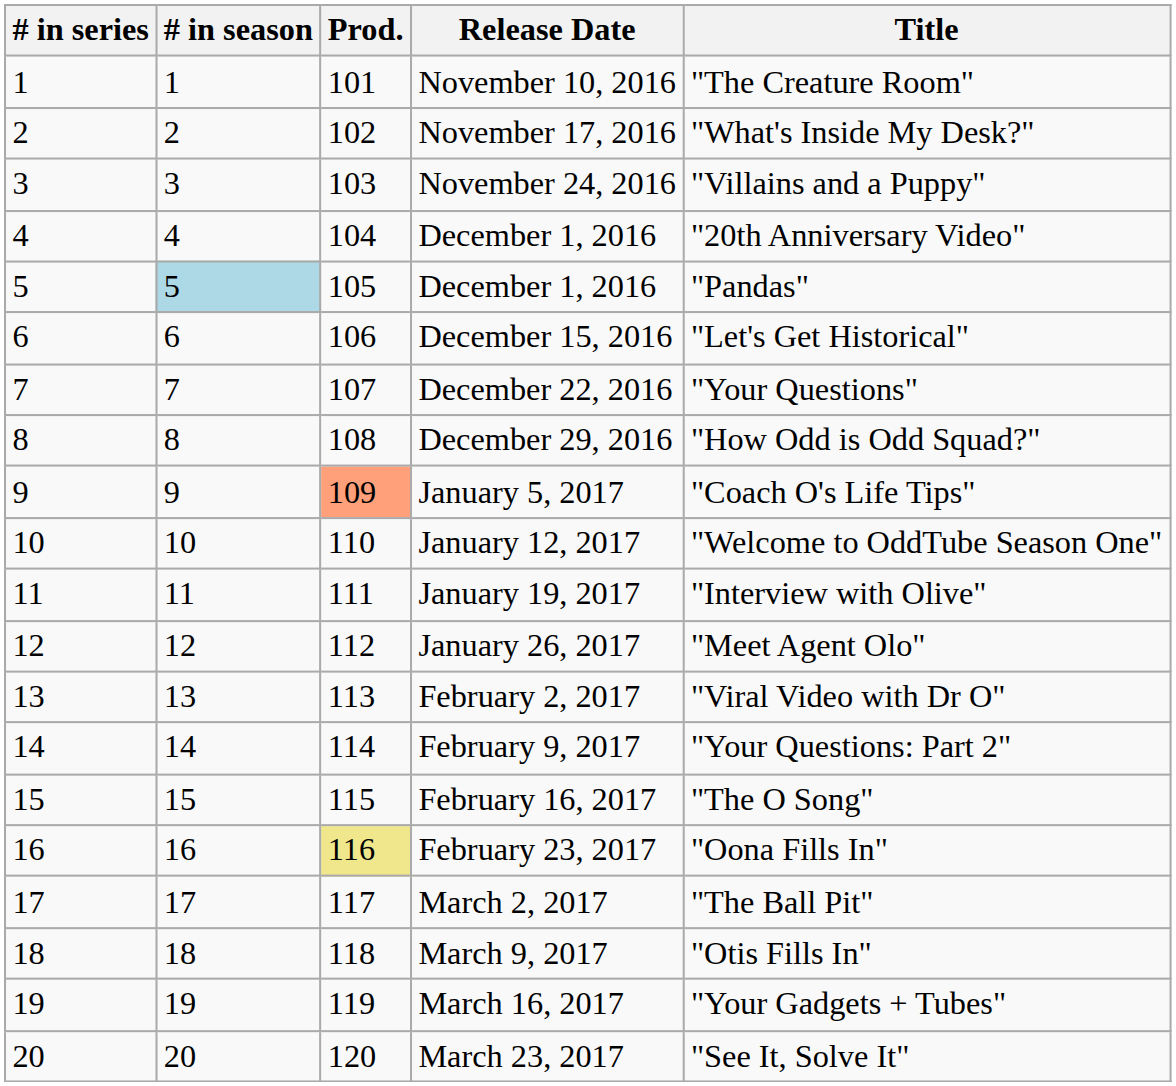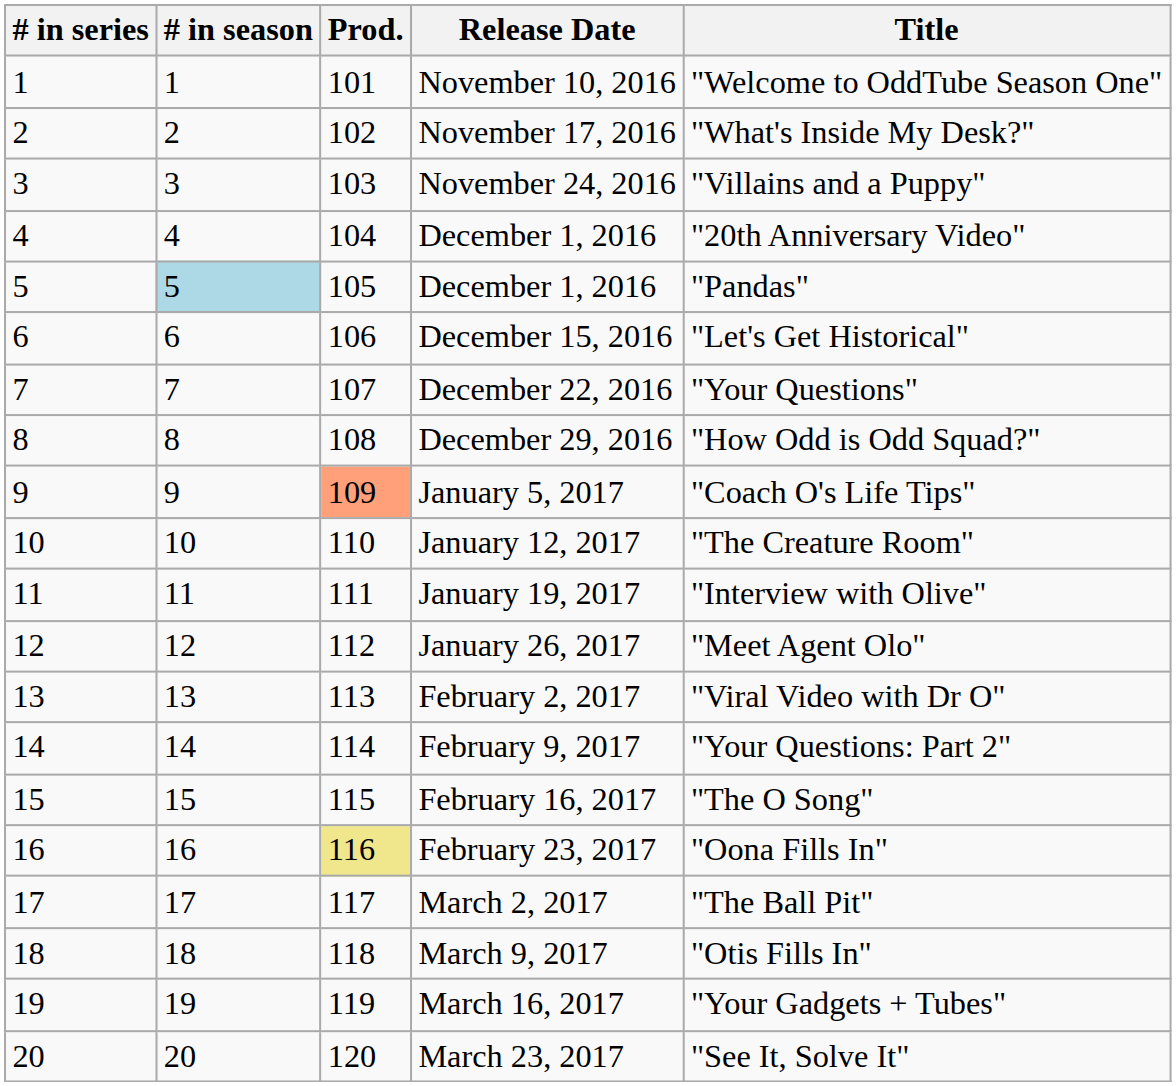(832, 81) "The Creature Room" -> (927, 81) "Welcome to OddTube Season One"
(927, 542) "Welcome to OddTube Season One" -> (832, 542) "The Creature Room"
